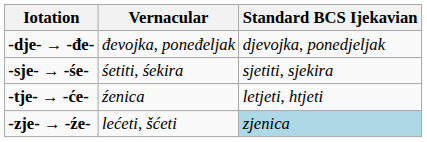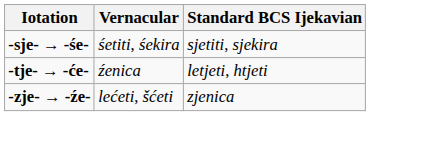- row: (51, 44)
(266, 123) lightblue background -> (211, 96) no background
